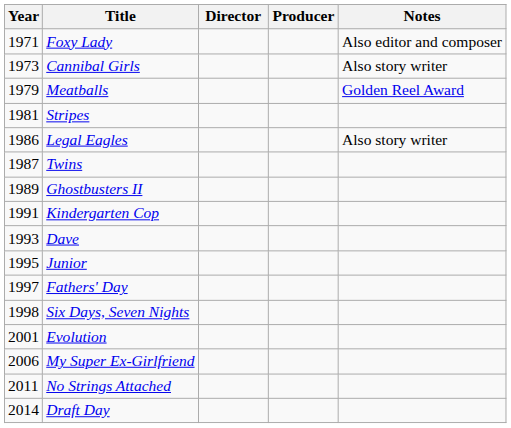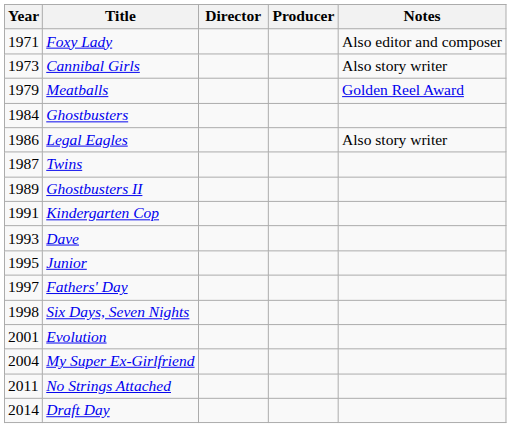- row: (68, 115)
+ row: (87, 115)
(24, 361) 2006 -> (24, 361) 2004
